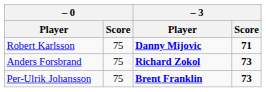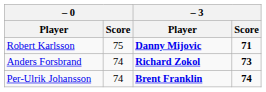(118, 62) 75 -> (118, 62) 74
(118, 78) 75 -> (118, 78) 74
(247, 78) 73 -> (247, 78) 74
